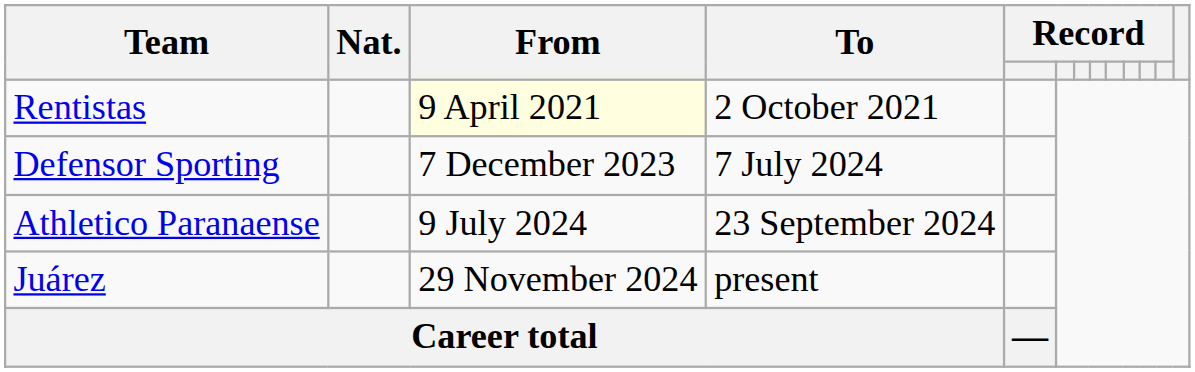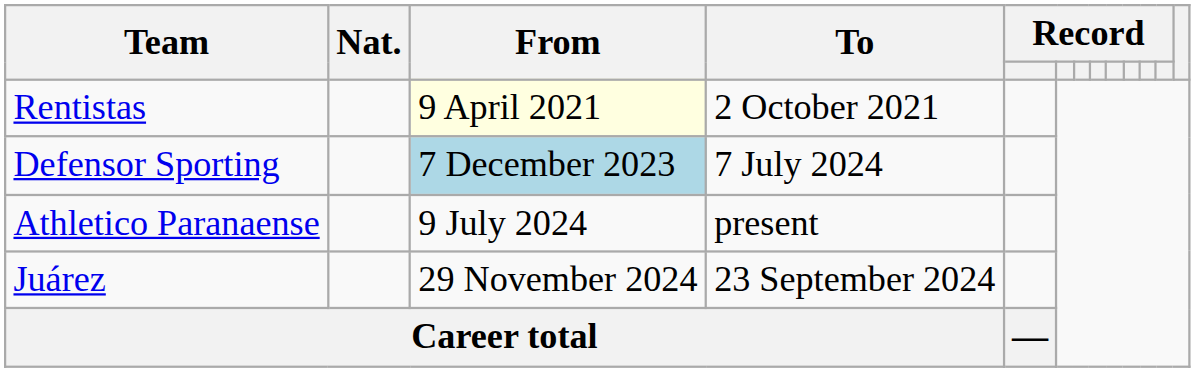(547, 164) no background -> (547, 164) lightblue background
(855, 221) 23 September 2024 -> (766, 221) present
(766, 279) present -> (855, 279) 23 September 2024
